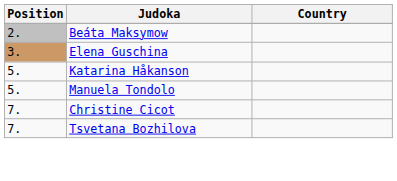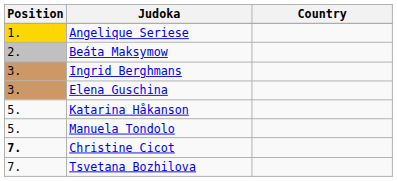+ row: (129, 33)
+ row: (126, 71)
(14, 109) normal -> (14, 147) bold
